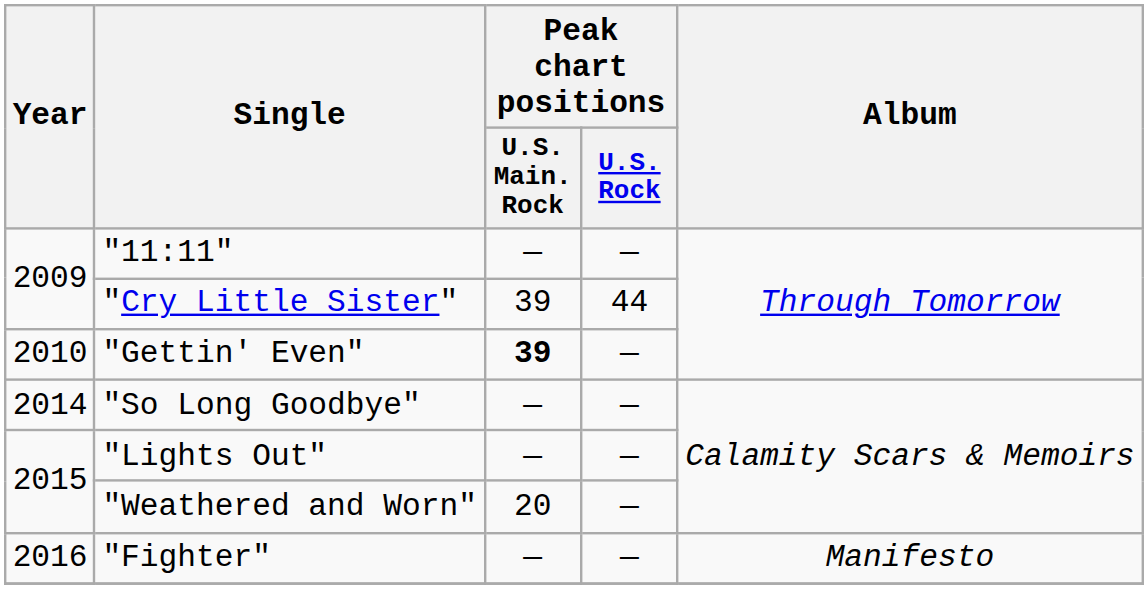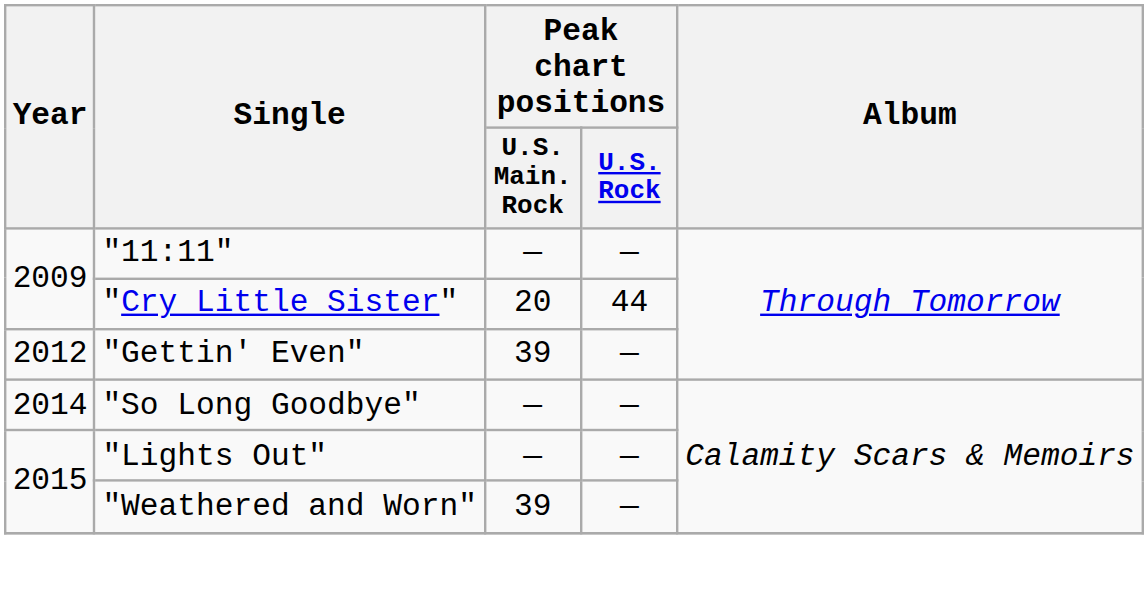(533, 303) 39 -> (533, 303) 20
(50, 354) 2010 -> (50, 354) 2012
(533, 354) bold -> (533, 354) normal
(533, 507) 20 -> (533, 507) 39
- row: (187, 558)
